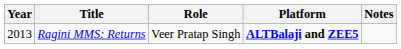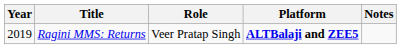(20, 33) 2013 -> (20, 33) 2019
